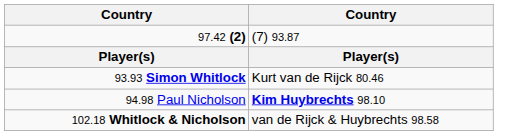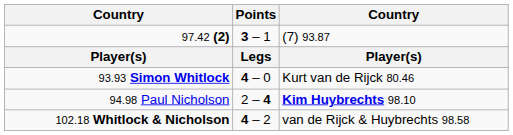+ column: (256, 15)
